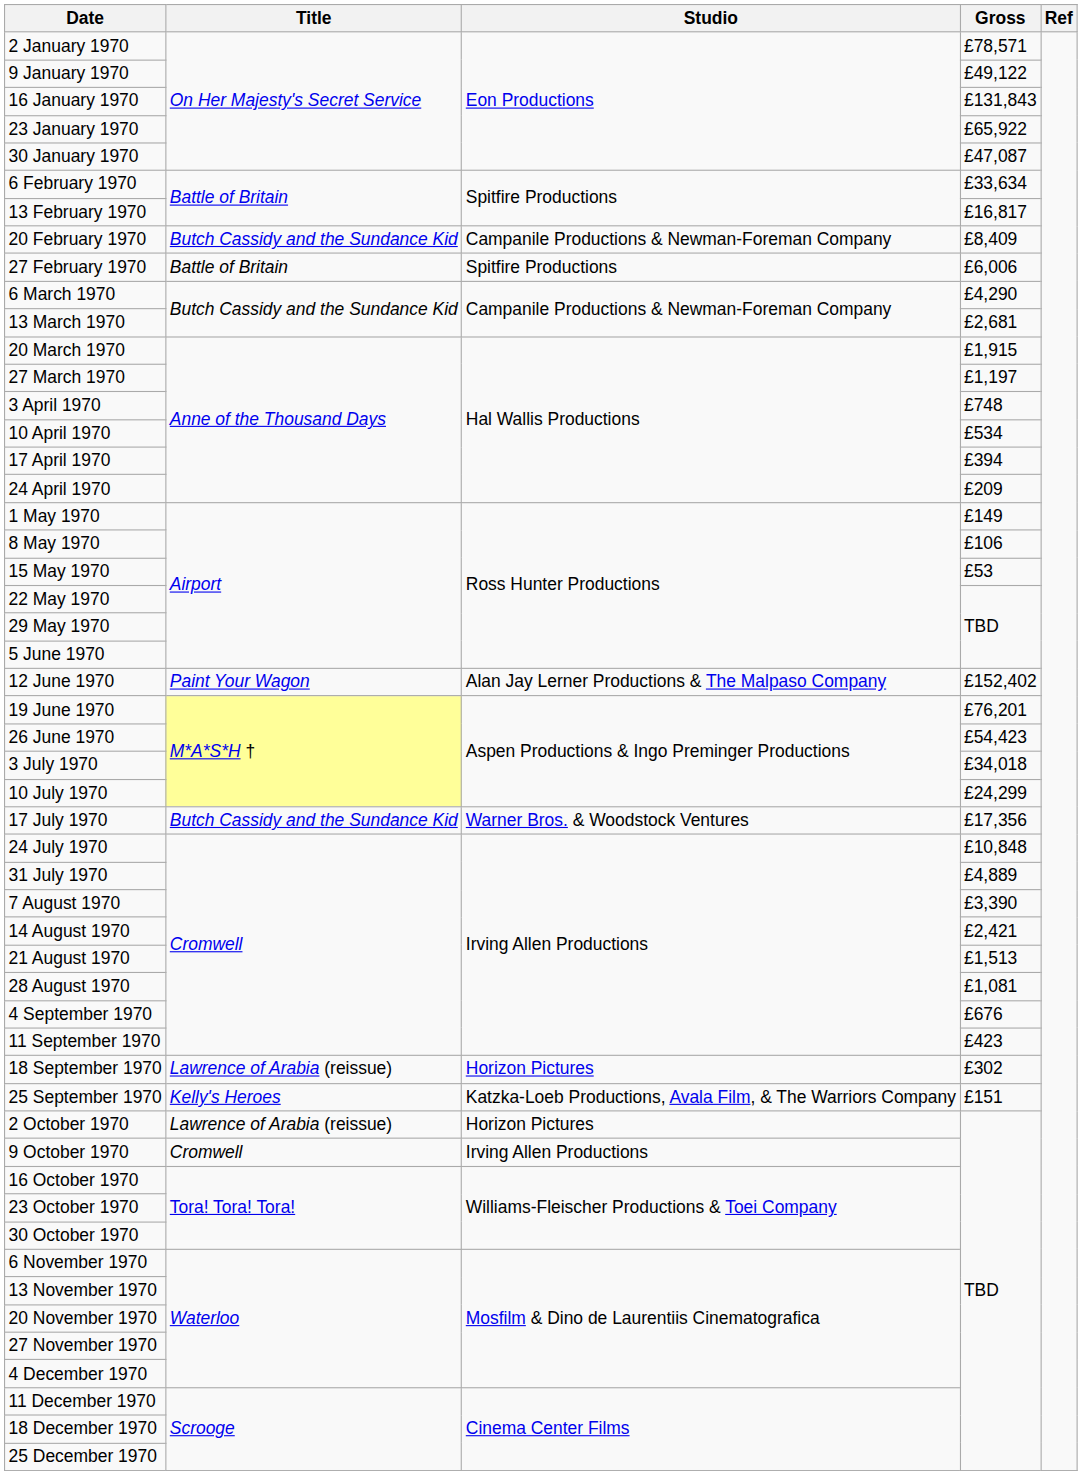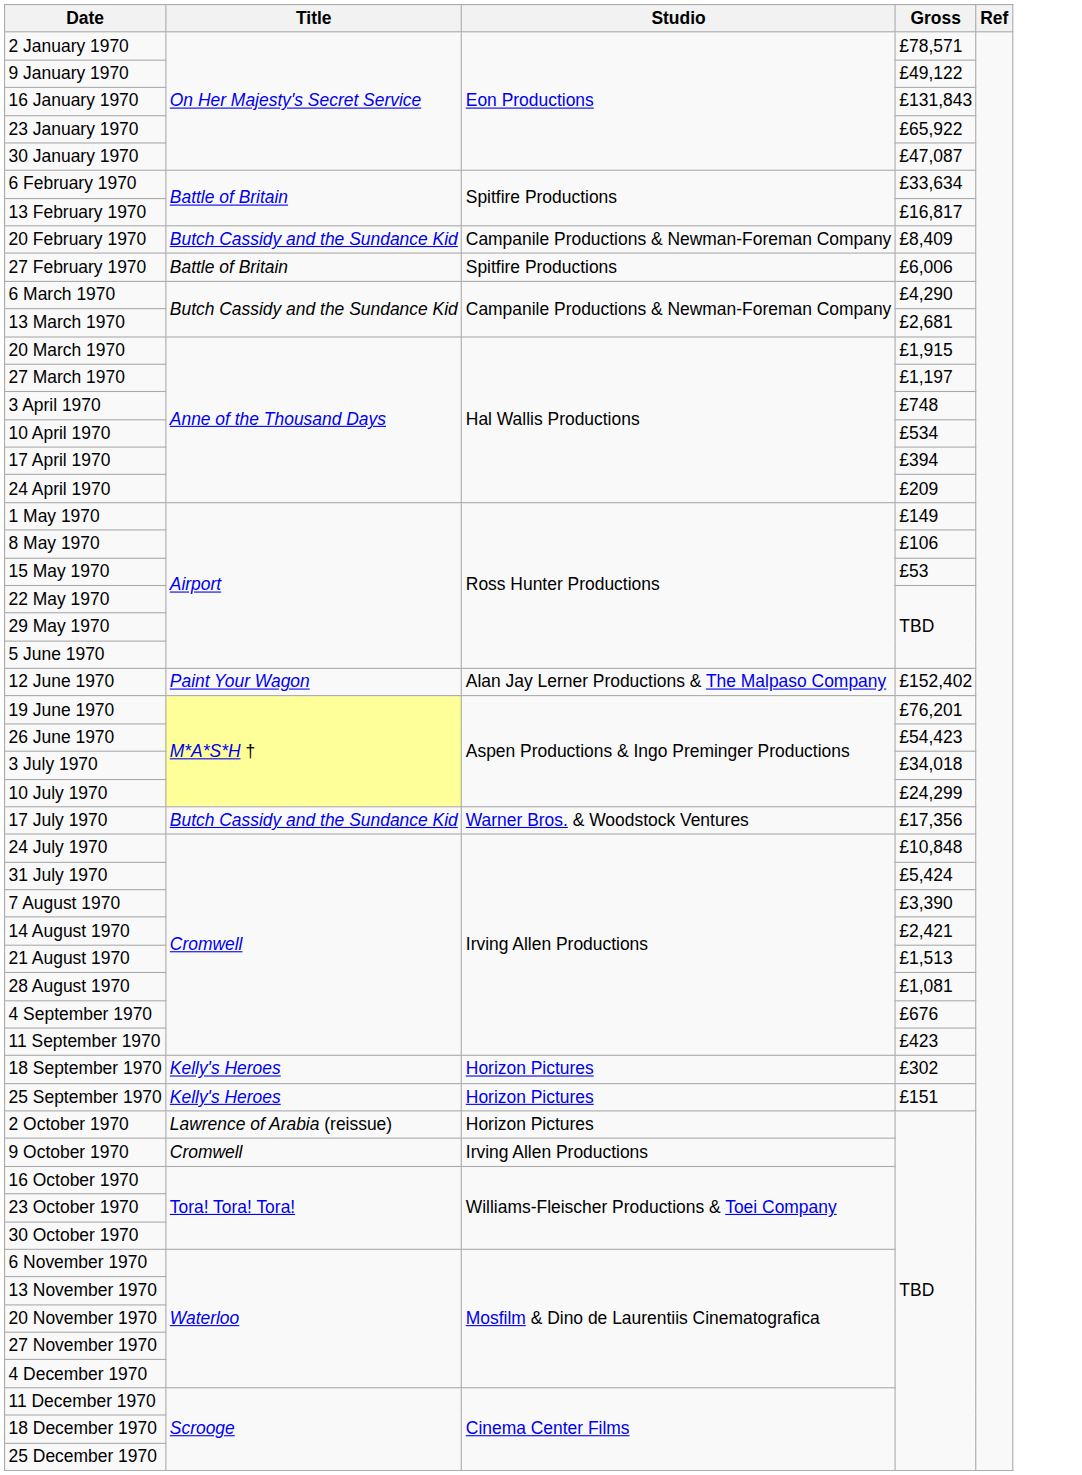(991, 875) £4,889 -> (926, 875) £5,424
(281, 1069) Lawrence of Arabia (reissue) -> (225, 1069) Kelly's Heroes
(711, 1097) Katzka-Loeb Productions, Avala Film, & The Warriors Company -> (530, 1097) Horizon Pictures
